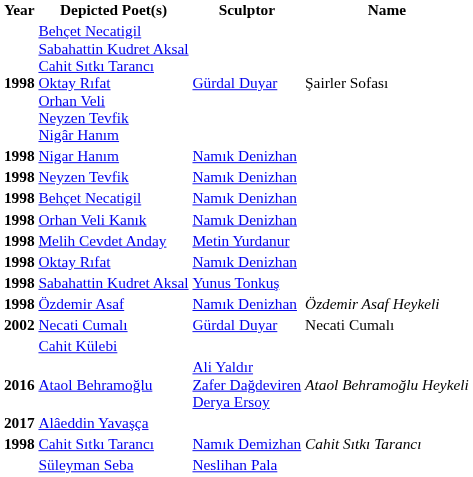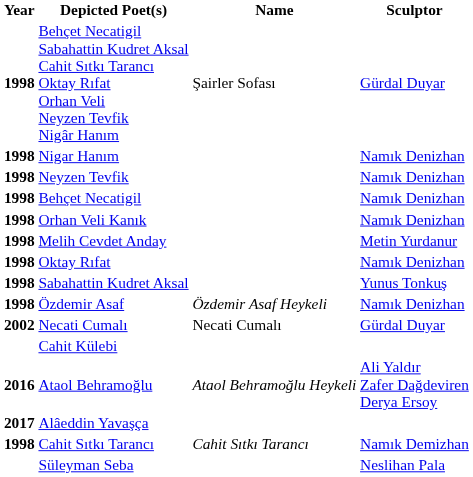columns swapped: (387, 10) <-> (247, 10)
